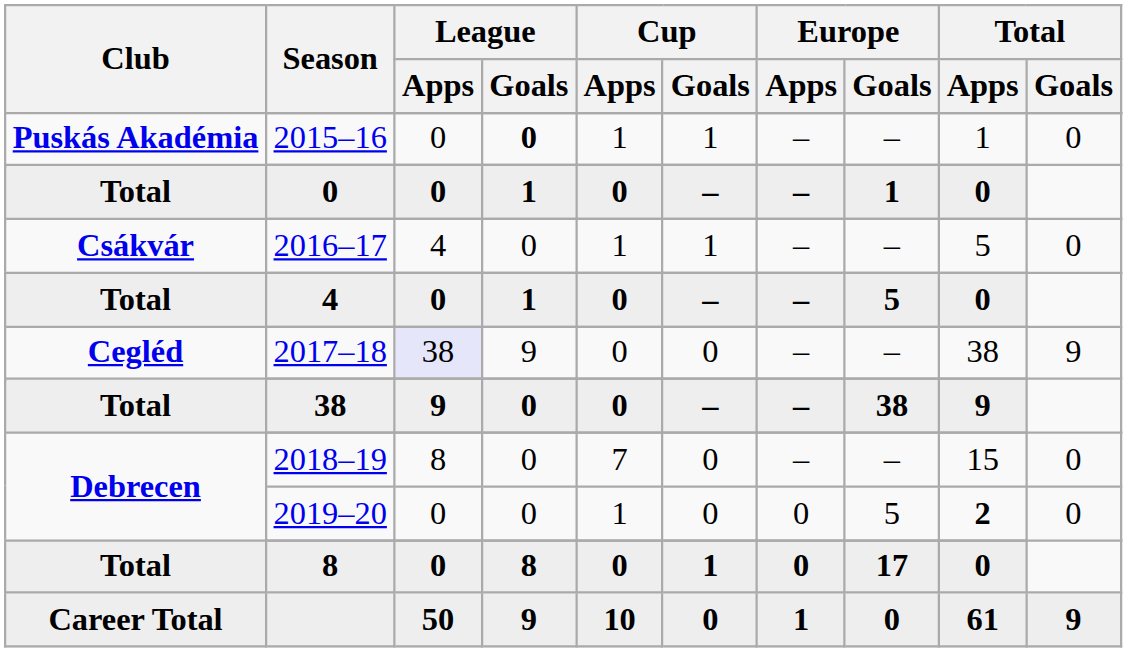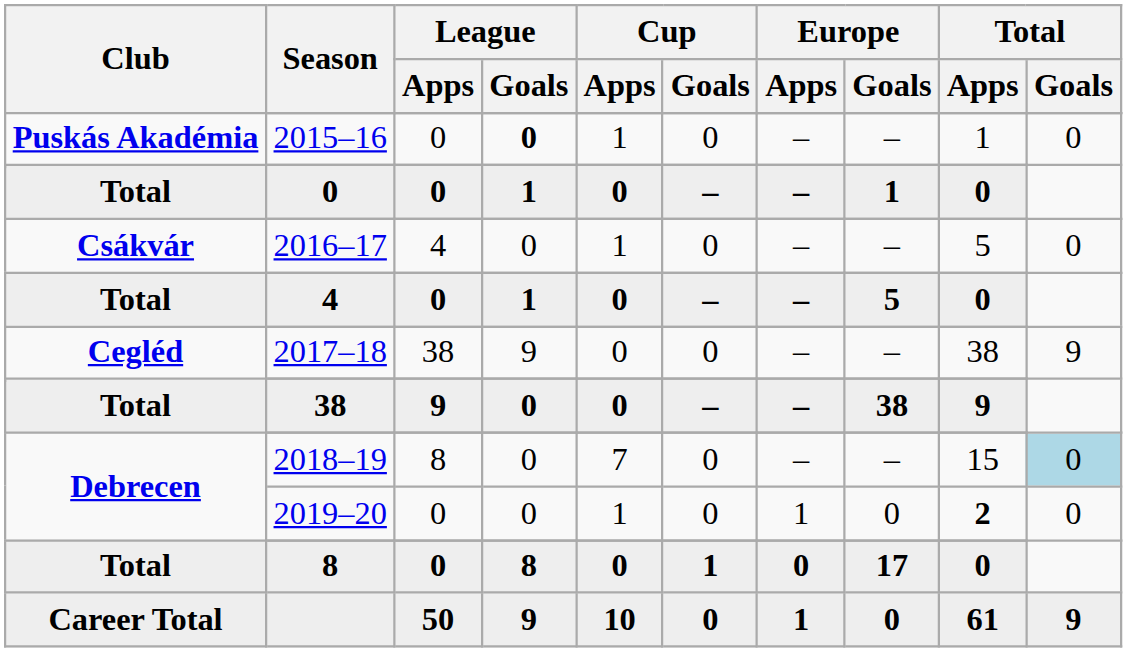(710, 138) 1 -> (710, 138) 0
(710, 245) 1 -> (710, 245) 0
(438, 352) lavender background -> (438, 352) no background
(1073, 459) no background -> (1073, 459) lightblue background
(801, 512) 0 -> (801, 512) 1
(892, 512) 5 -> (892, 512) 0
